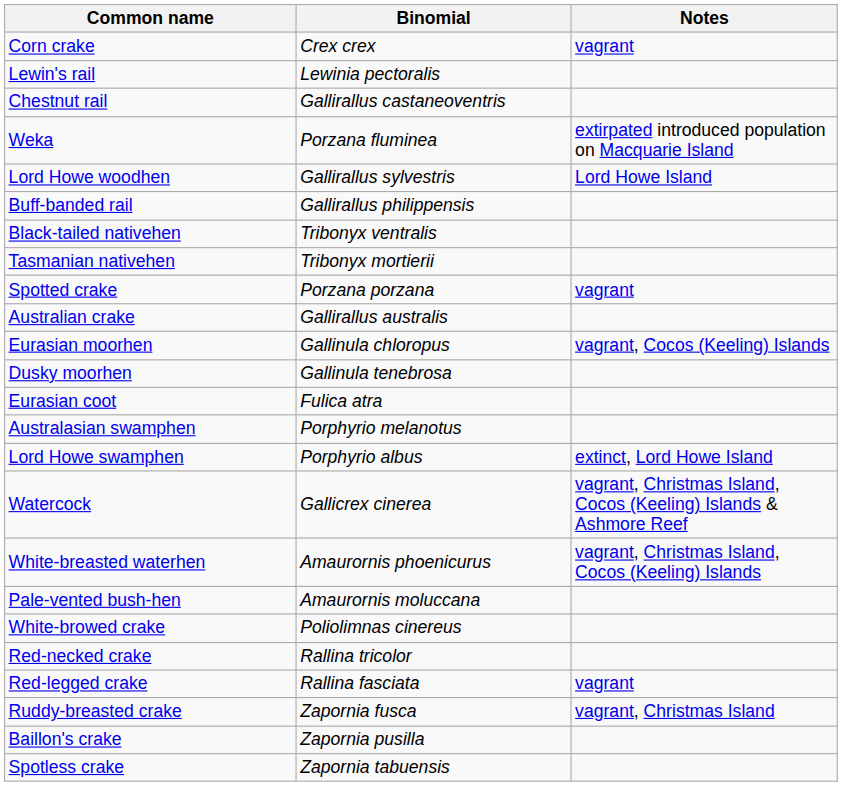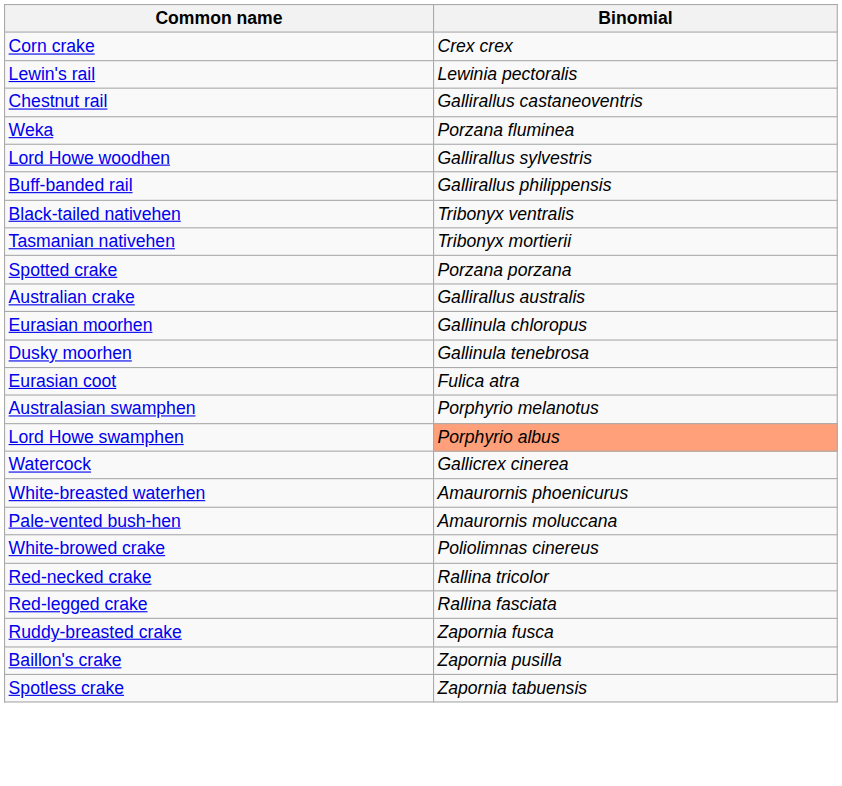- column: (704, 18)
(361, 456) no background -> (499, 437) lightsalmon background
